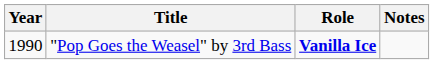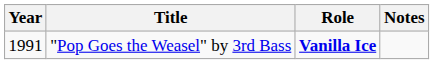(25, 44) 1990 -> (25, 44) 1991
